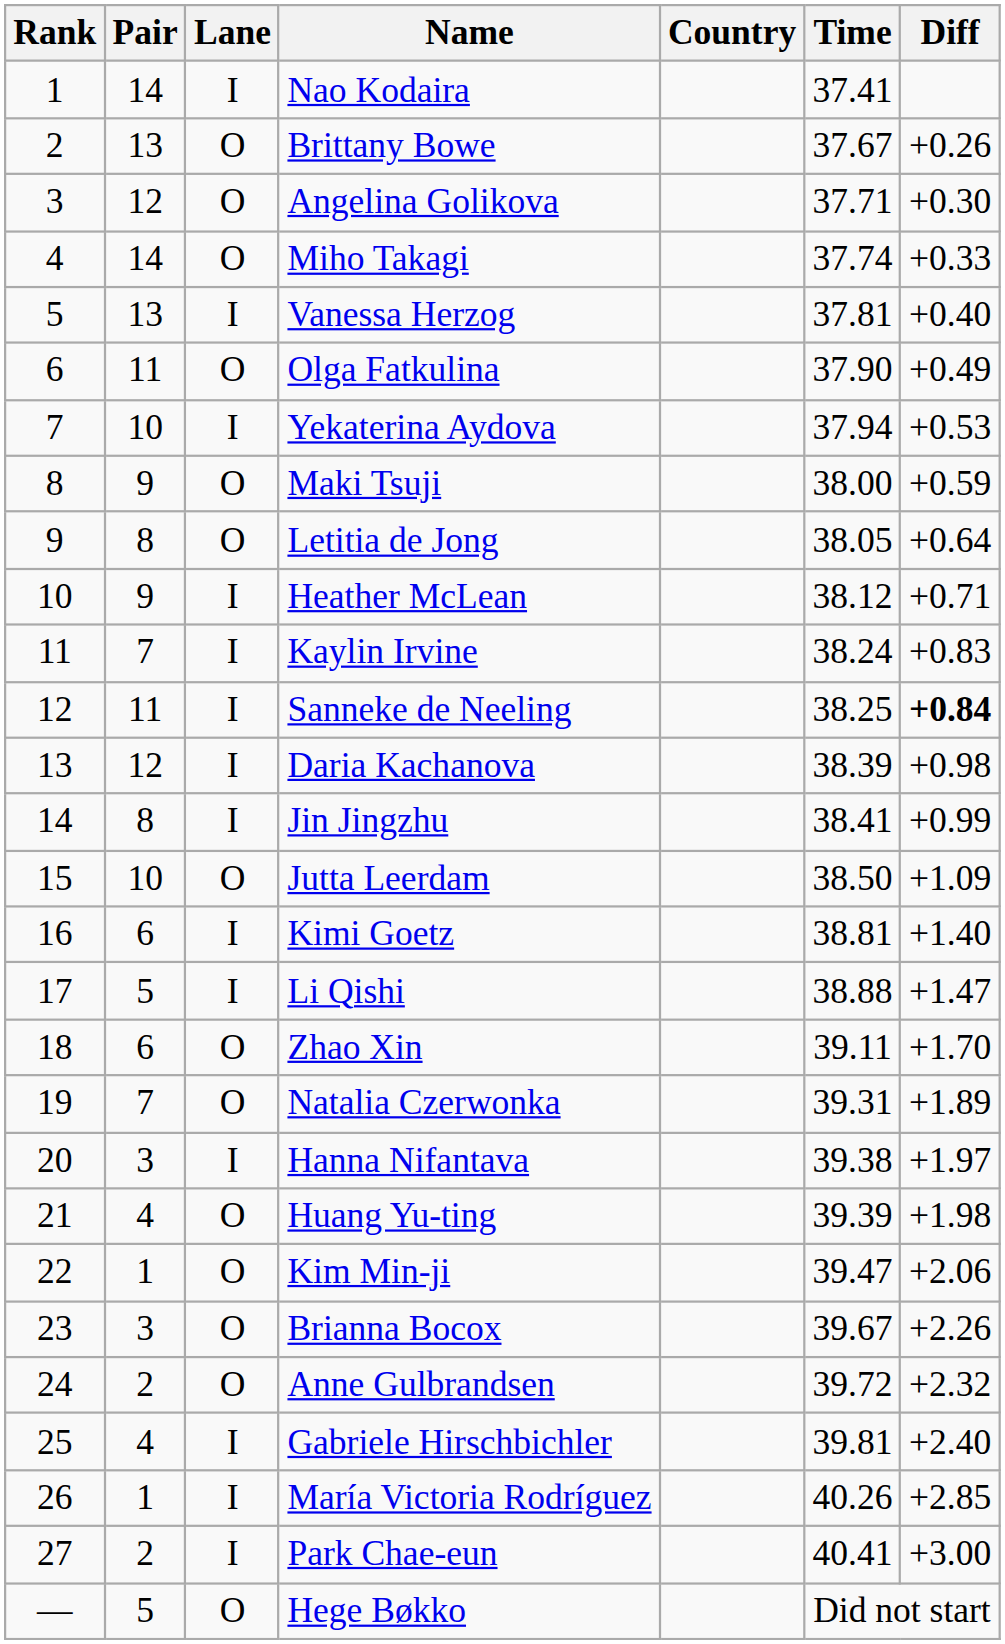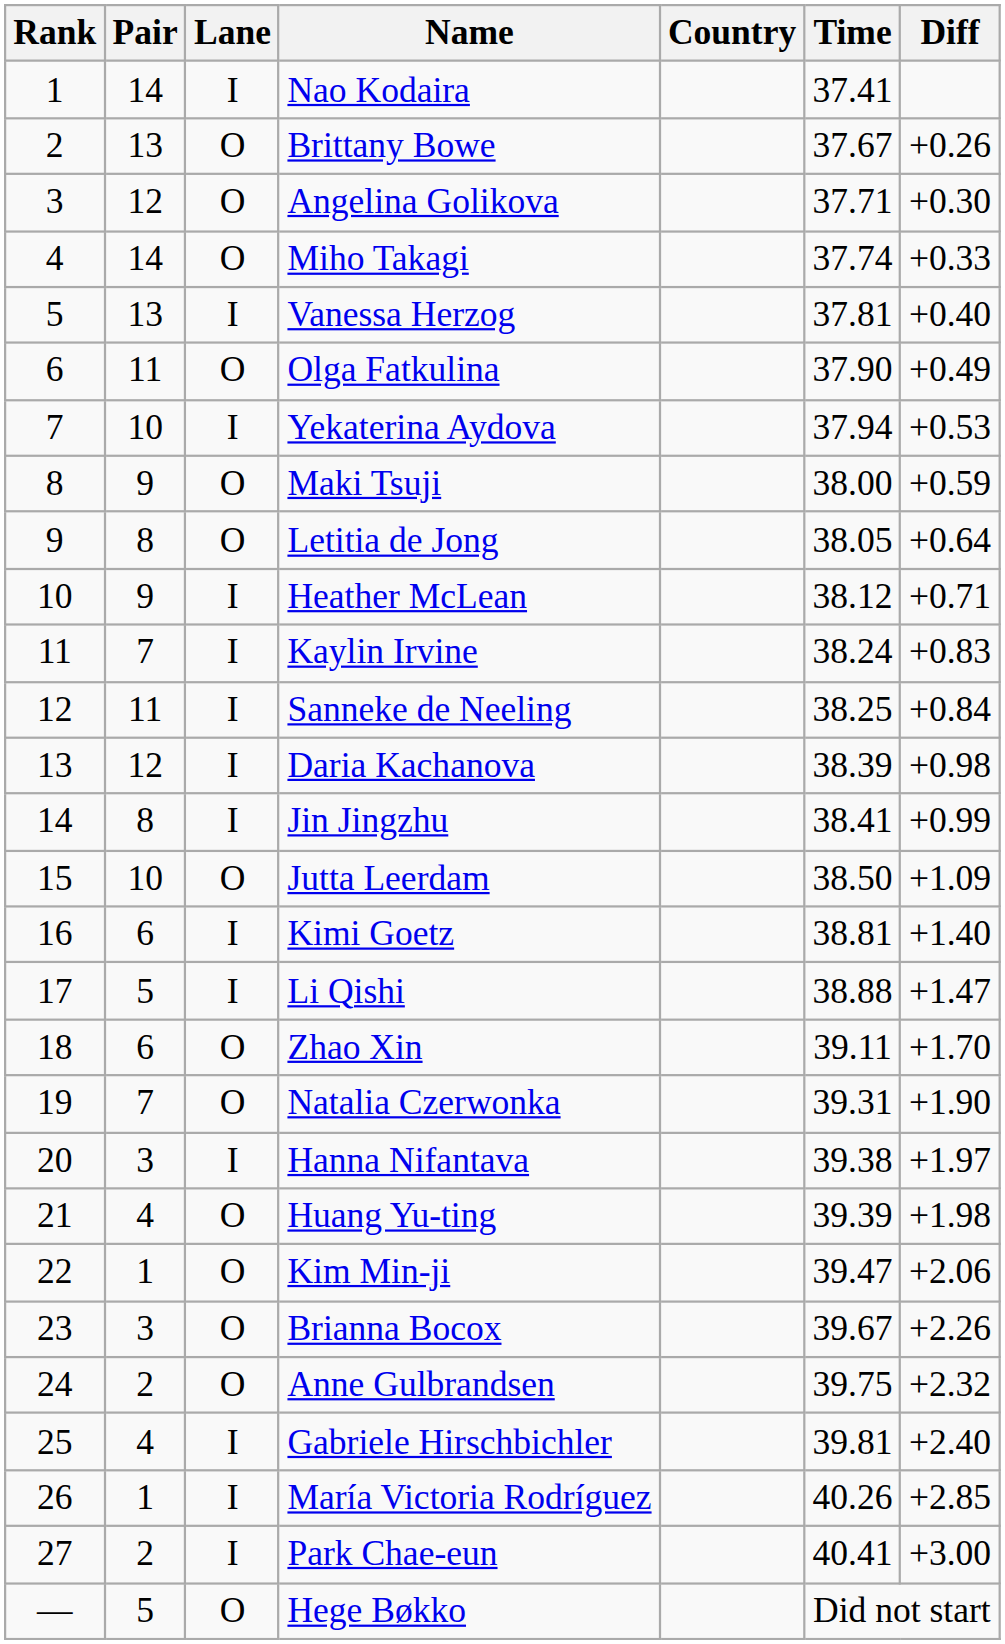(950, 708) bold -> (950, 708) normal
(950, 1102) +1.89 -> (950, 1102) +1.90
(853, 1384) 39.72 -> (853, 1384) 39.75
